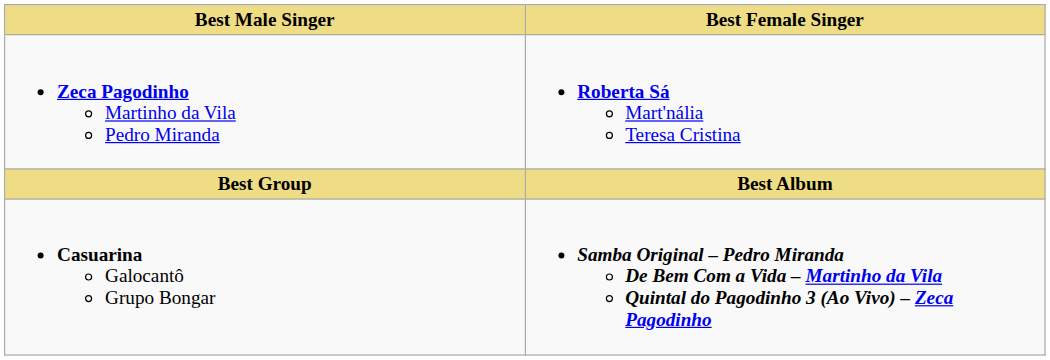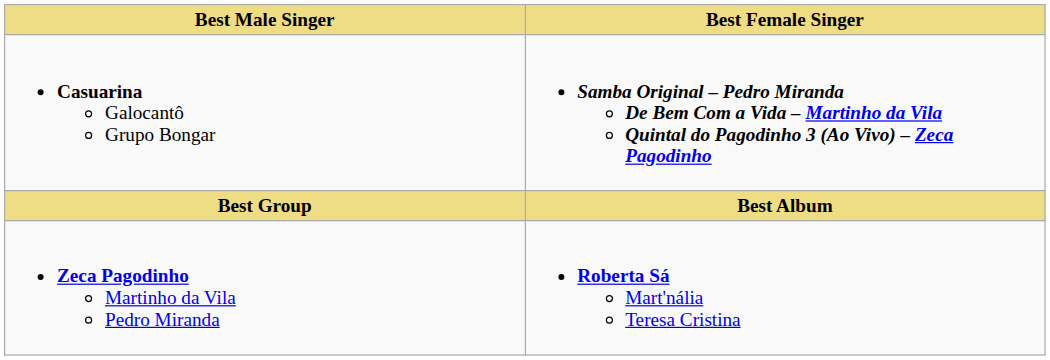rows swapped: (265, 113) <-> (265, 277)
